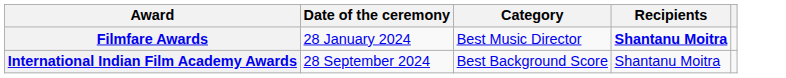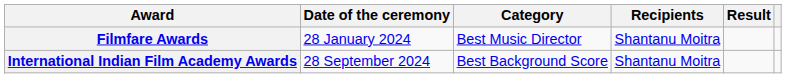+ column: (749, 15)
(671, 38) bold -> (667, 38) normal
